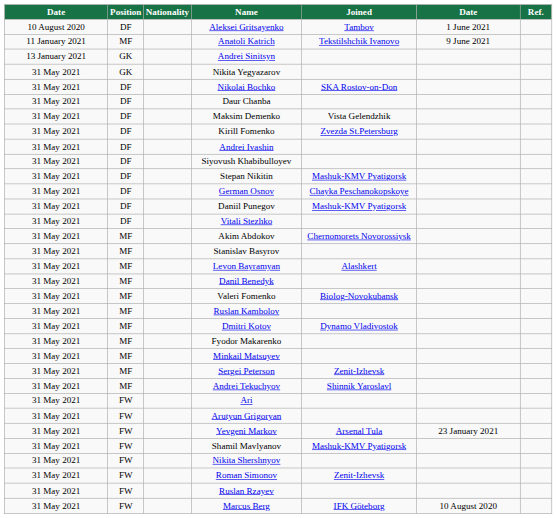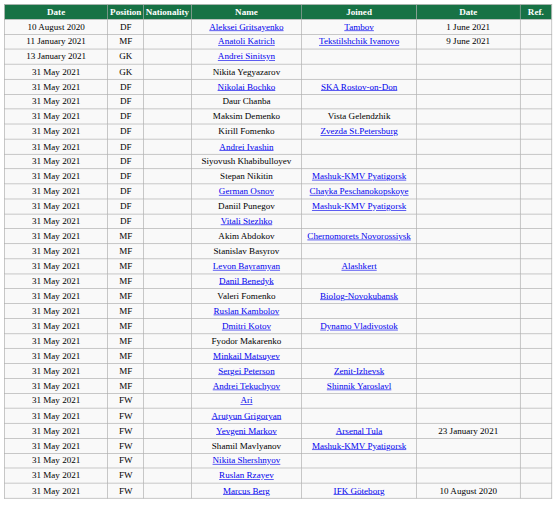- row: (246, 476)
